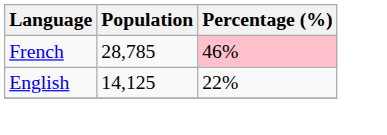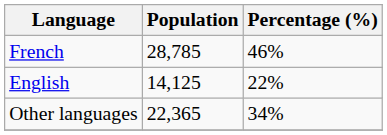(220, 51) pink background -> (266, 51) no background
+ row: (73, 113)
